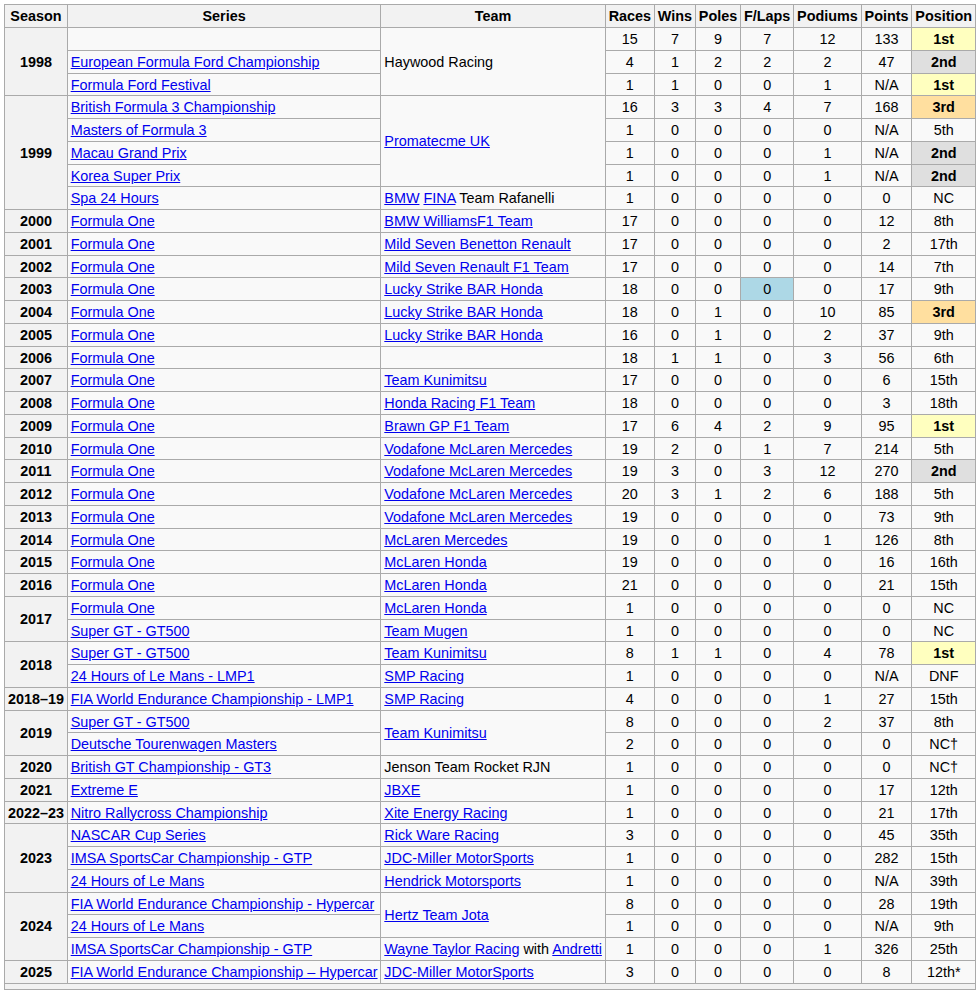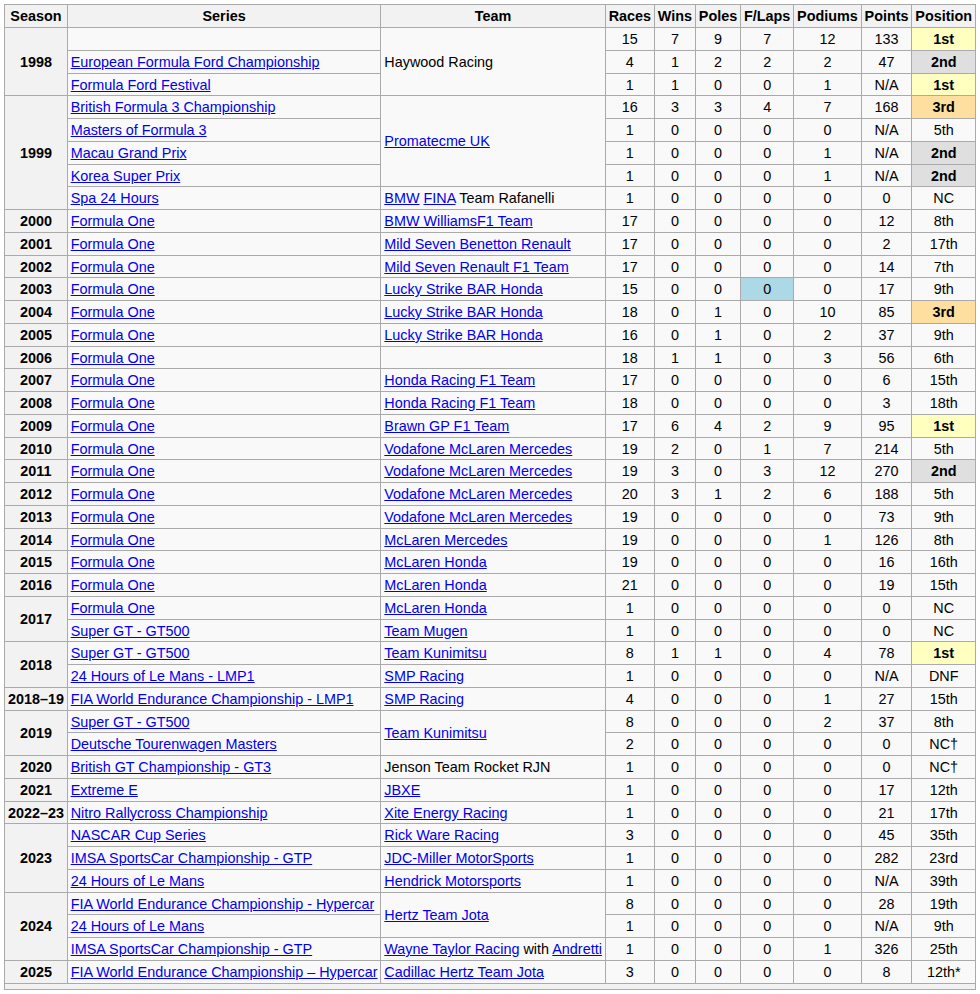(630, 289) 18 -> (630, 289) 15
(435, 380) Team Kunimitsu -> (460, 380) Honda Racing F1 Team
(887, 585) 21 -> (887, 585) 19
(944, 858) 15th -> (944, 858) 23rd
(459, 972) JDC-Miller MotorSports -> (464, 972) Cadillac Hertz Team Jota
